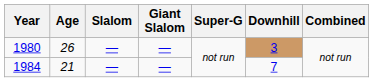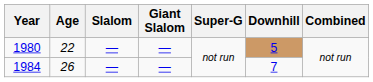(67, 47) 26 -> (67, 47) 22
(274, 47) 3 -> (274, 47) 5
(67, 67) 21 -> (67, 67) 26
